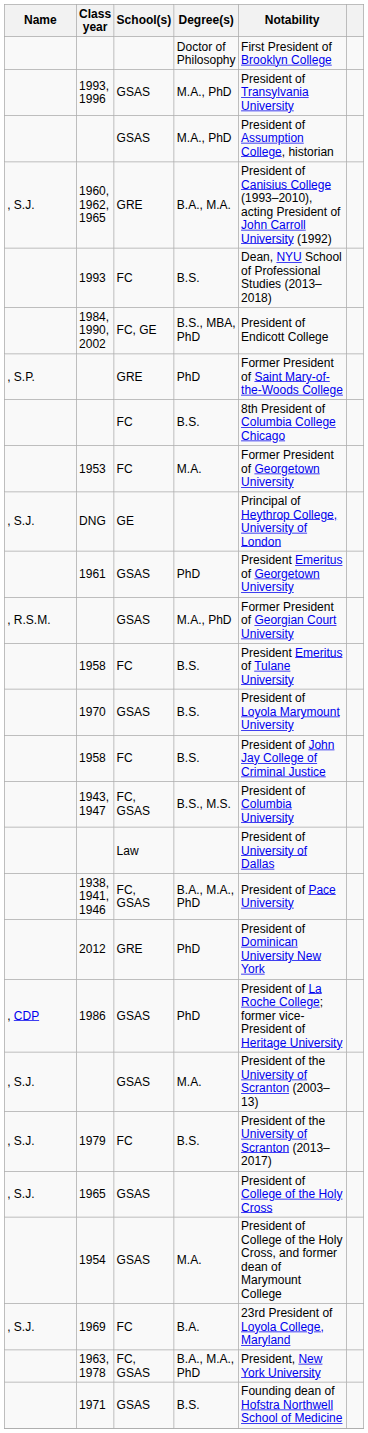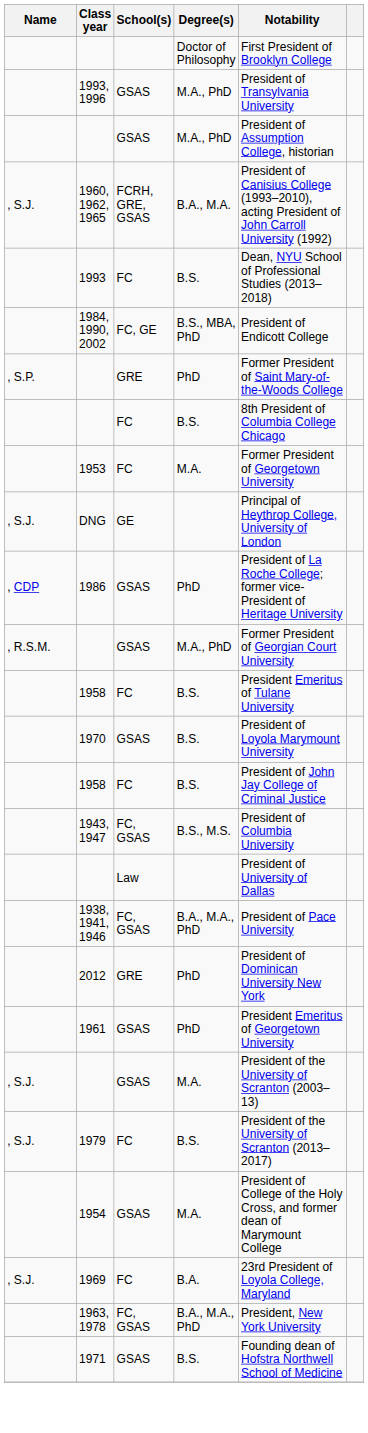(130, 204) GRE -> (135, 204) FCRH, GRE, GSAS
rows swapped: (92, 1015) <-> (92, 574)
- row: (92, 1194)
